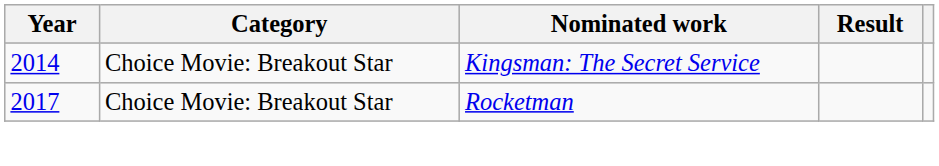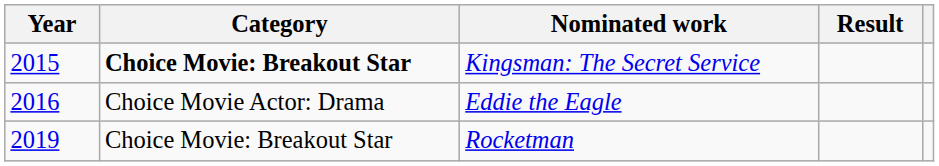(35, 62) 2014 -> (35, 62) 2015
(249, 62) normal -> (258, 62) bold
+ row: (543, 101)
(35, 101) 2017 -> (35, 140) 2019
